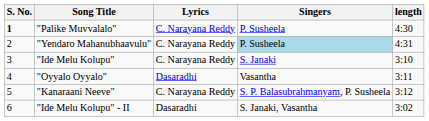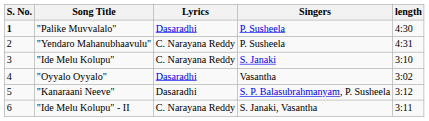(195, 28) C. Narayana Reddy -> (176, 28) Dasaradhi
(262, 44) lightblue background -> (262, 44) no background
(404, 76) 3:11 -> (404, 76) 3:02
(195, 92) C. Narayana Reddy -> (176, 92) Dasaradhi
(176, 108) Dasaradhi -> (195, 108) C. Narayana Reddy
(404, 108) 3:02 -> (404, 108) 3:11
